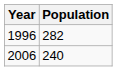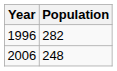(53, 55) 240 -> (53, 55) 248
